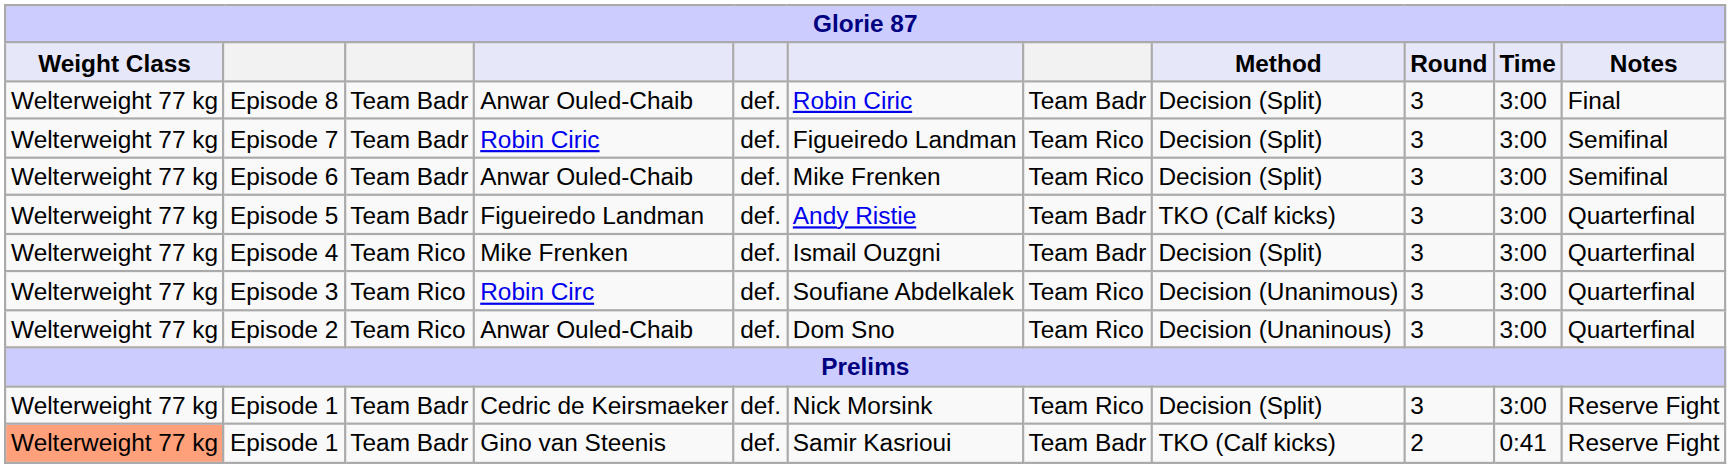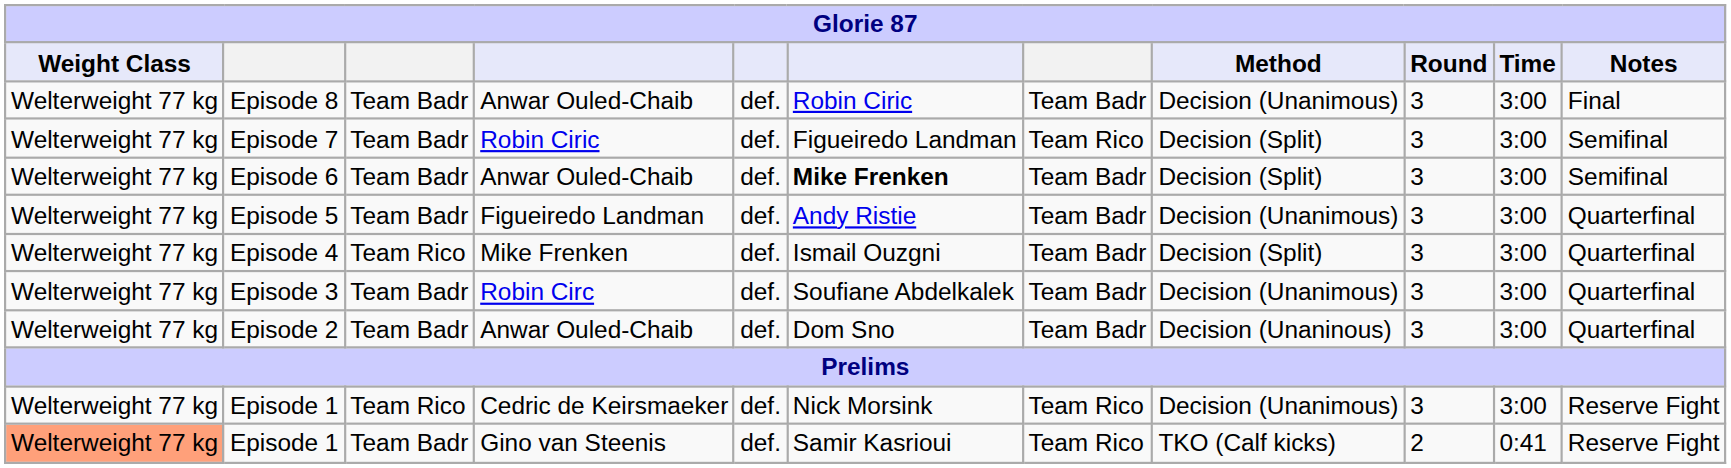(1240, 100) Decision (Split) -> (1278, 100) Decision (Unanimous)
(867, 177) normal -> (871, 177) bold
(1086, 177) Team Rico -> (1087, 177) Team Badr
(1247, 215) TKO (Calf kicks) -> (1278, 215) Decision (Unanimous)
(408, 291) Team Rico -> (409, 291) Team Badr
(1086, 291) Team Rico -> (1087, 291) Team Badr
(408, 329) Team Rico -> (409, 329) Team Badr
(1086, 329) Team Rico -> (1087, 329) Team Badr
(409, 405) Team Badr -> (408, 405) Team Rico
(1240, 405) Decision (Split) -> (1278, 405) Decision (Unanimous)
(1087, 443) Team Badr -> (1086, 443) Team Rico
